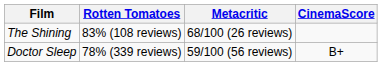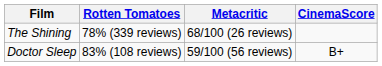(132, 33) 83% (108 reviews) -> (132, 33) 78% (339 reviews)
(132, 52) 78% (339 reviews) -> (132, 52) 83% (108 reviews)
